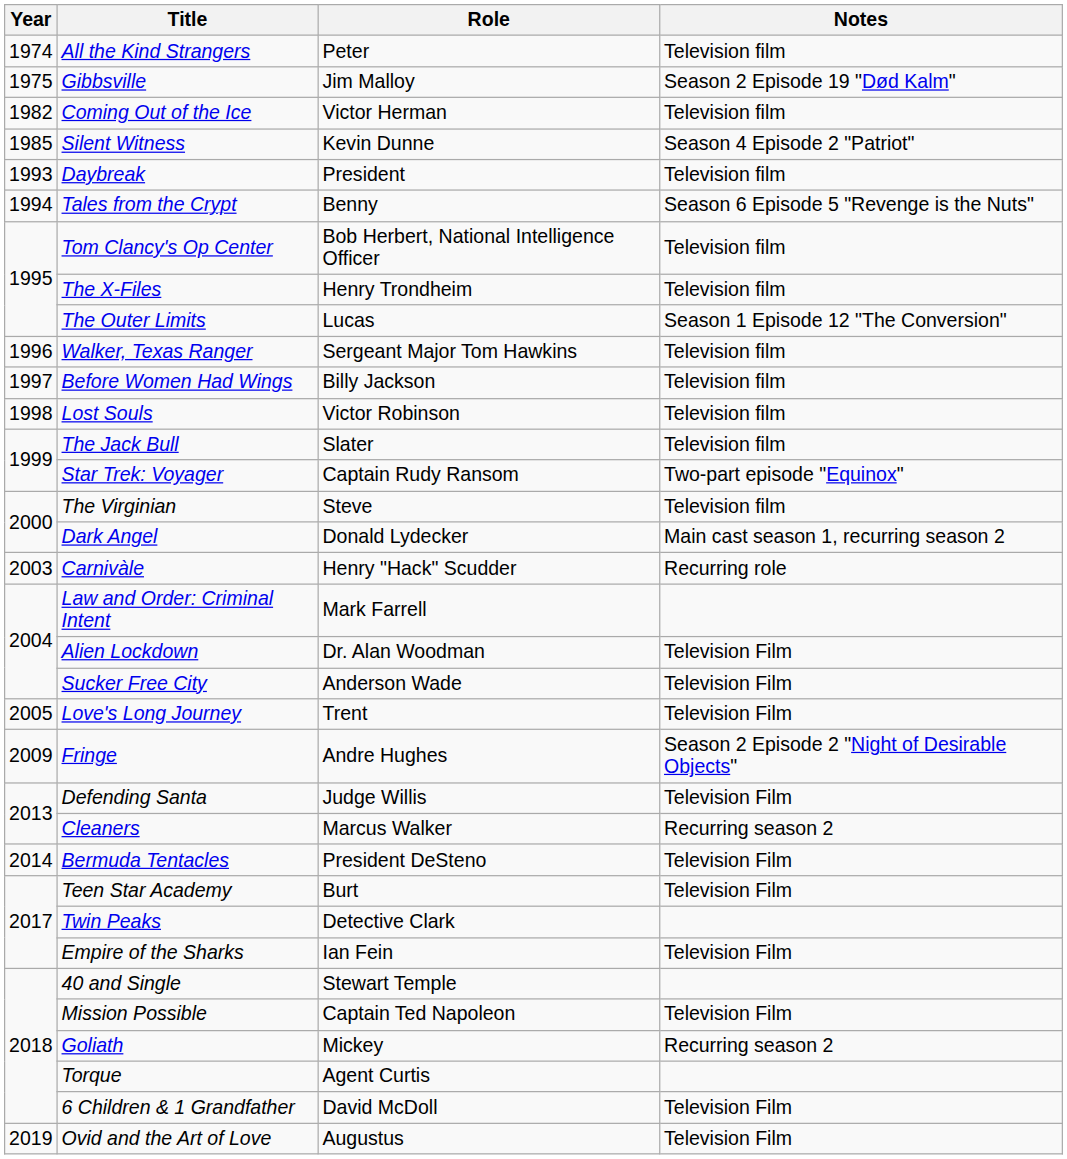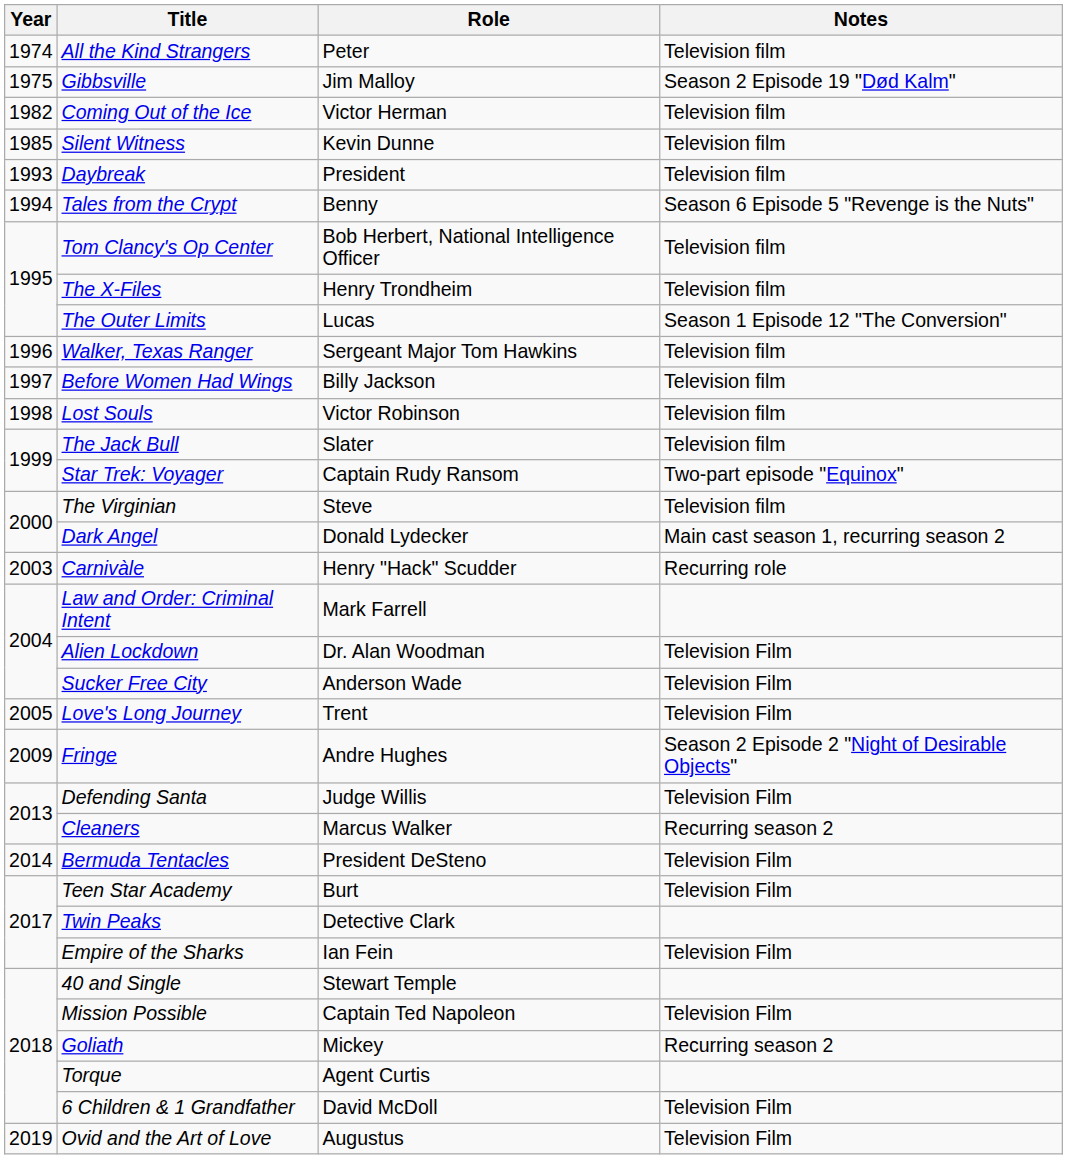(789, 143) Season 4 Episode 2 "Patriot" -> (725, 143) Television film
